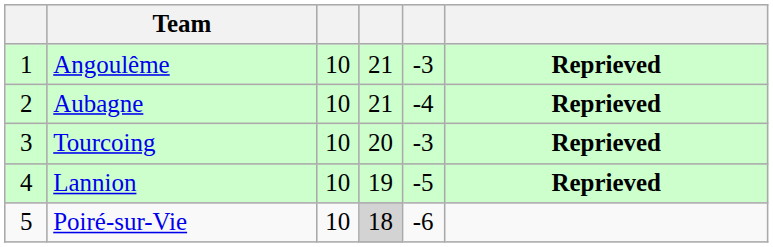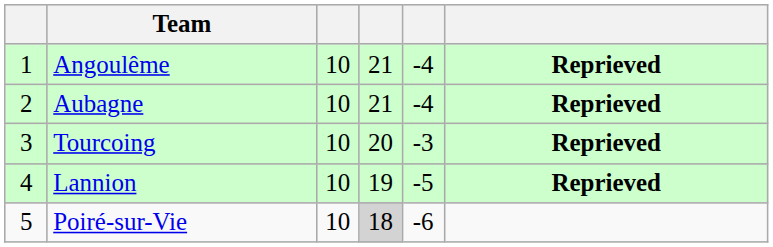(423, 63) -3 -> (423, 63) -4
